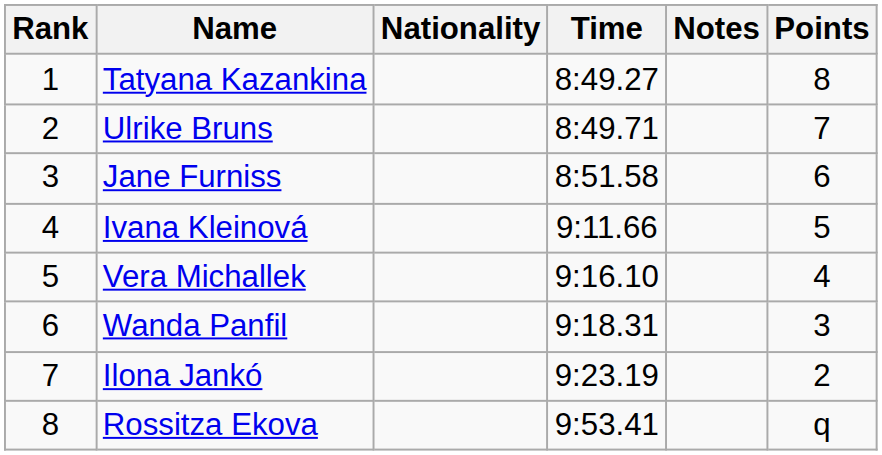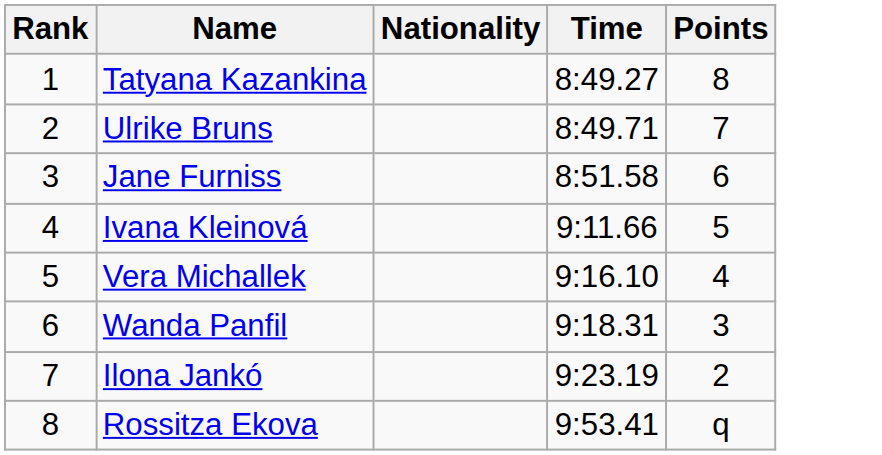- column: (717, 29)
